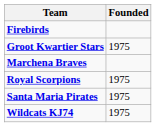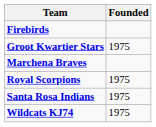- row: (52, 96)
+ row: (50, 96)
